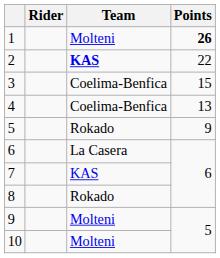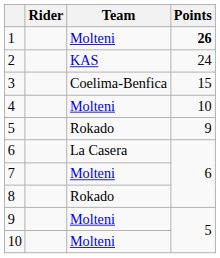(85, 60) bold -> (84, 60) normal
(205, 60) 22 -> (205, 60) 24
(119, 106) Coelima-Benfica -> (92, 106) Molteni
(205, 106) 13 -> (205, 106) 10
(84, 173) KAS -> (92, 173) Molteni
